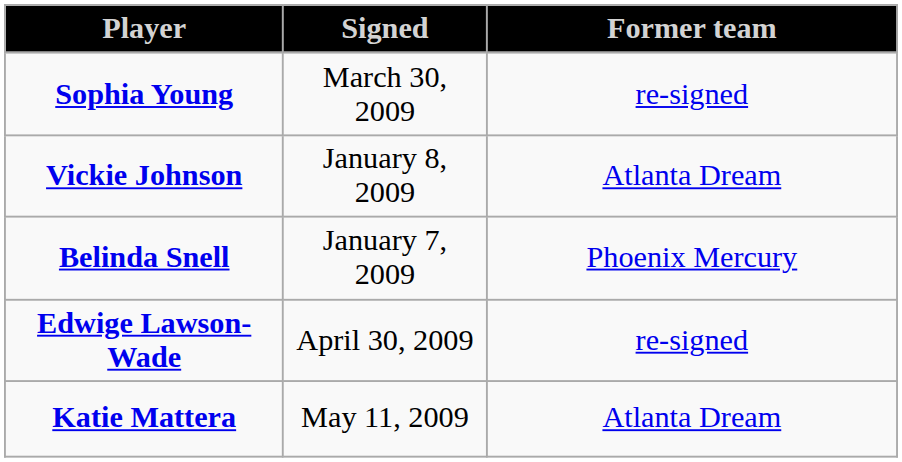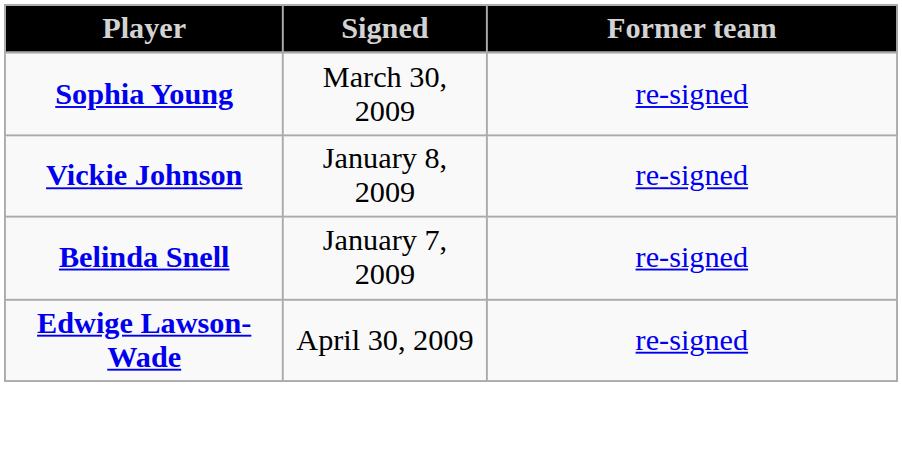(692, 175) Atlanta Dream -> (692, 175) re-signed
(692, 257) Phoenix Mercury -> (692, 257) re-signed
- row: (144, 418)
